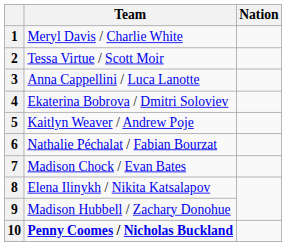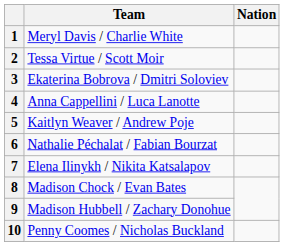(114, 79) Anna Cappellini / Luca Lanotte -> (128, 79) Ekaterina Bobrova / Dmitri Soloviev
(128, 101) Ekaterina Bobrova / Dmitri Soloviev -> (114, 101) Anna Cappellini / Luca Lanotte
(107, 166) Madison Chock / Evan Bates -> (119, 166) Elena Ilinykh / Nikita Katsalapov
(119, 187) Elena Ilinykh / Nikita Katsalapov -> (107, 187) Madison Chock / Evan Bates
(130, 230) bold -> (126, 230) normal
